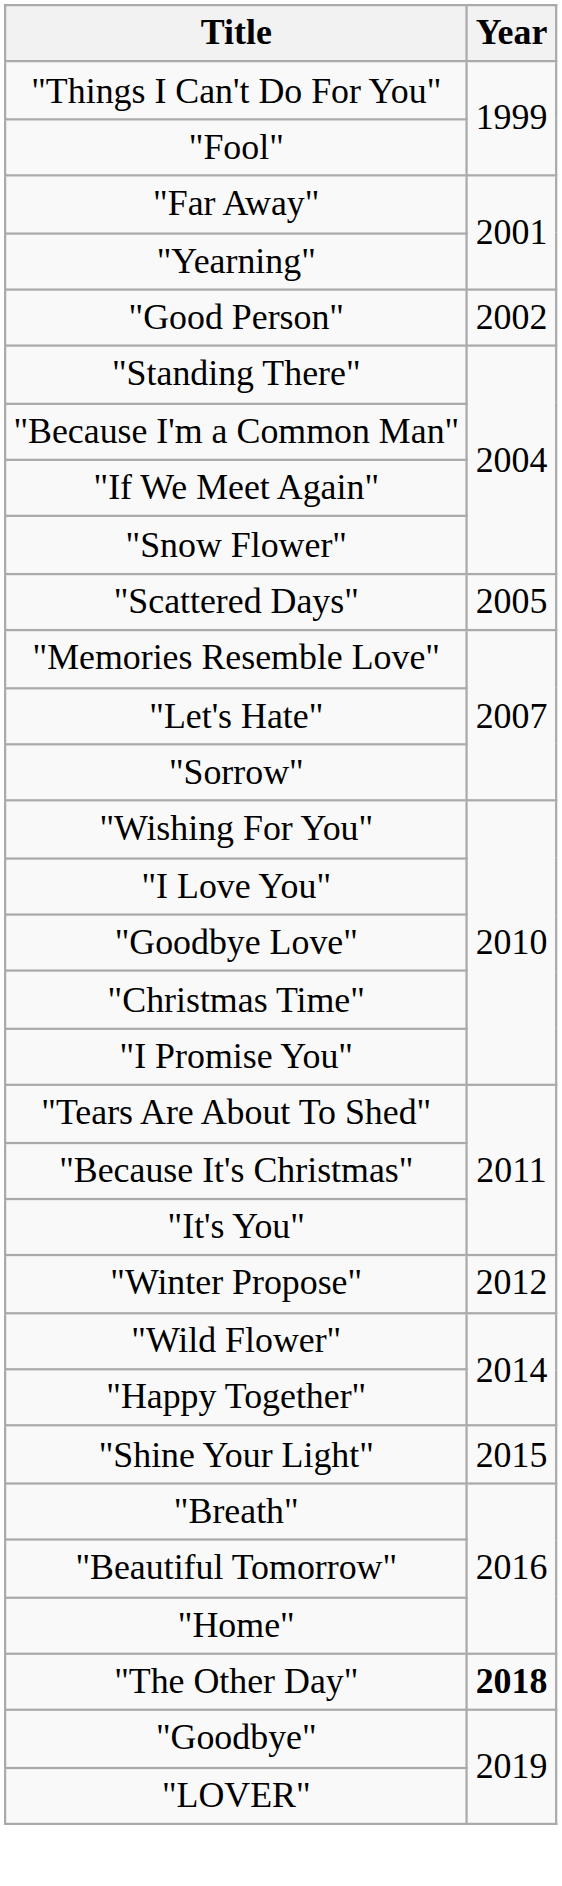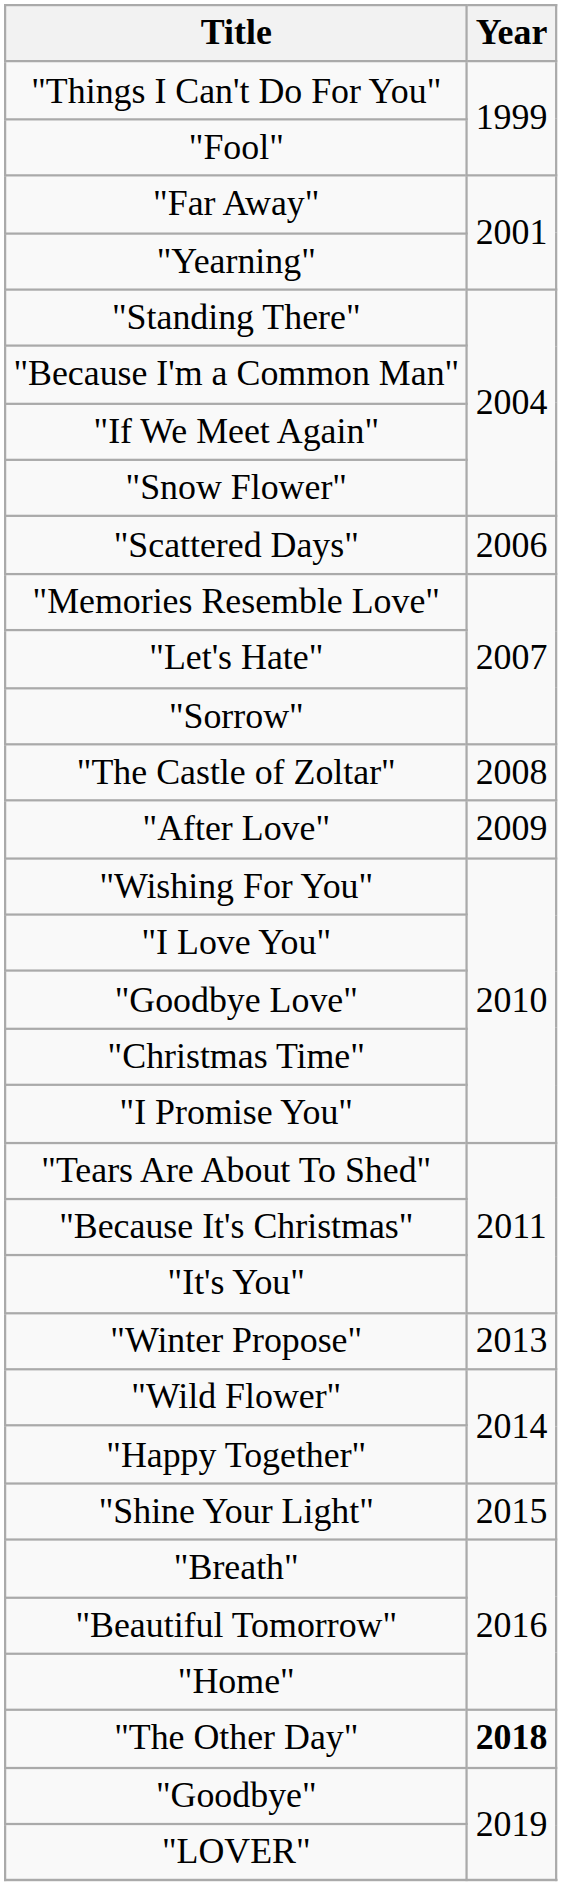- row: (236, 317)
(512, 601) 2005 -> (512, 544) 2006
+ row: (236, 771)
+ row: (236, 828)
(512, 1283) 2012 -> (512, 1340) 2013
